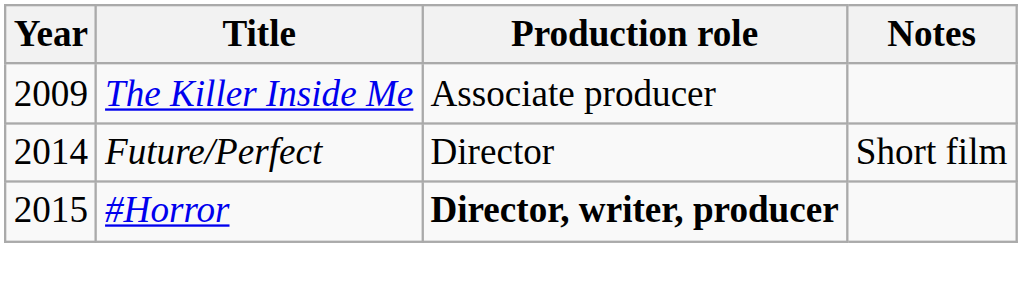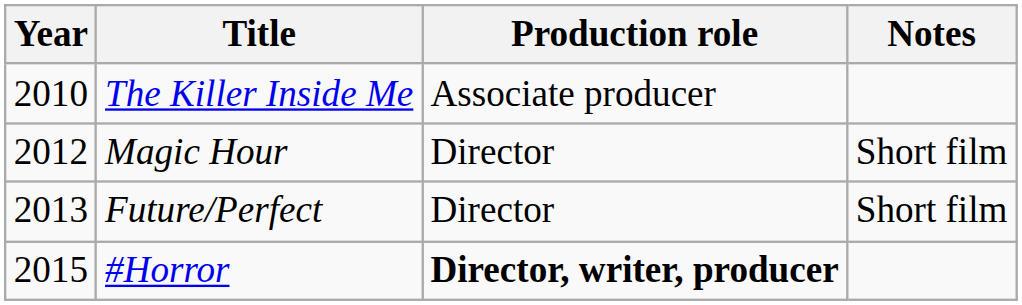(51, 92) 2009 -> (51, 92) 2010
+ row: (196, 151)
(51, 151) 2014 -> (51, 210) 2013
